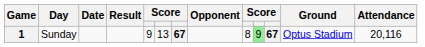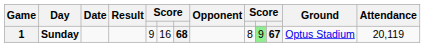(59, 35) normal -> (60, 35) bold
(163, 35) 13 -> (165, 35) 16
(180, 35) 67 -> (182, 35) 68
(386, 35) 20,116 -> (388, 35) 20,119
